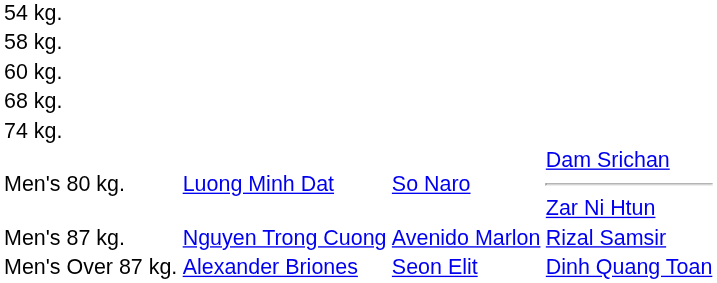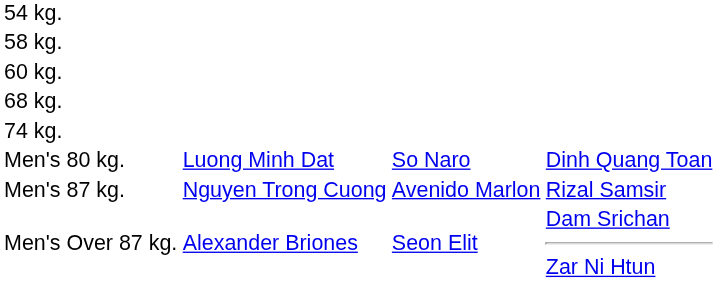(629, 184) Dam Srichan Zar Ni Htun -> (629, 160) Dinh Quang Toan
(629, 267) Dinh Quang Toan -> (629, 243) Dam Srichan Zar Ni Htun
